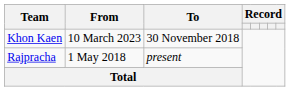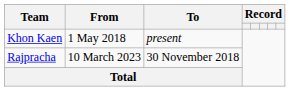(104, 38) 10 March 2023 -> (97, 38) 1 May 2018
(193, 38) 30 November 2018 -> (164, 38) present
(97, 57) 1 May 2018 -> (104, 57) 10 March 2023
(164, 57) present -> (193, 57) 30 November 2018
